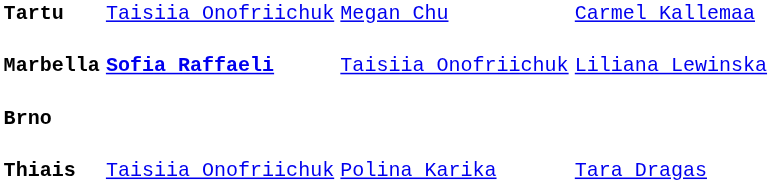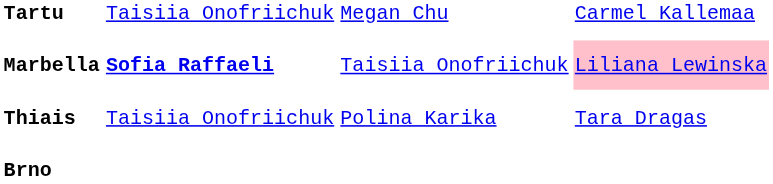(671, 65) no background -> (671, 65) pink background
rows swapped: (40, 170) <-> (28, 117)
